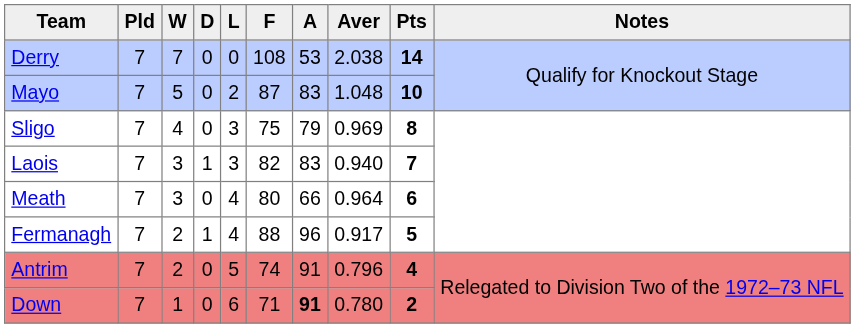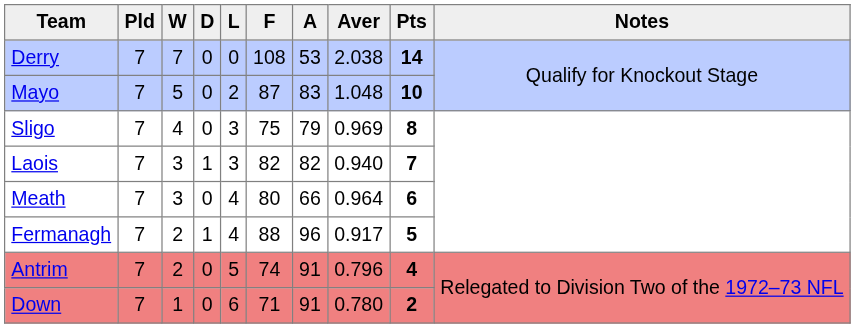(310, 163) 83 -> (310, 163) 82
(310, 305) bold -> (310, 305) normal
